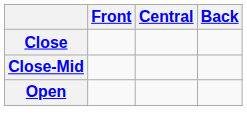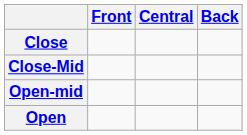+ row: (46, 92)
